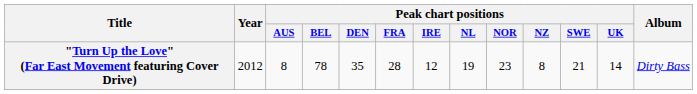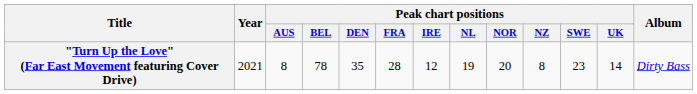(250, 65) 2012 -> (250, 65) 2021
(505, 65) 23 -> (505, 65) 20
(579, 65) 21 -> (579, 65) 23
